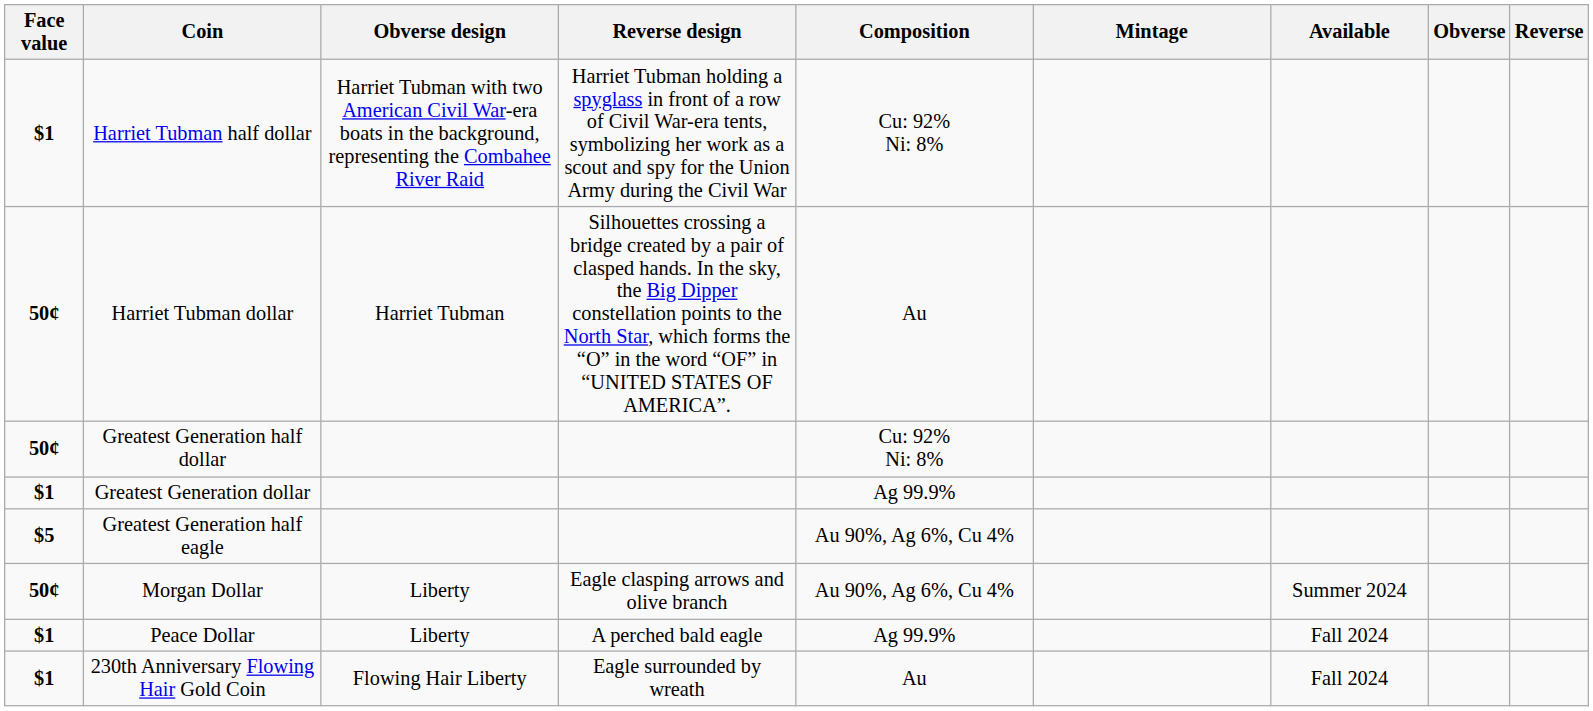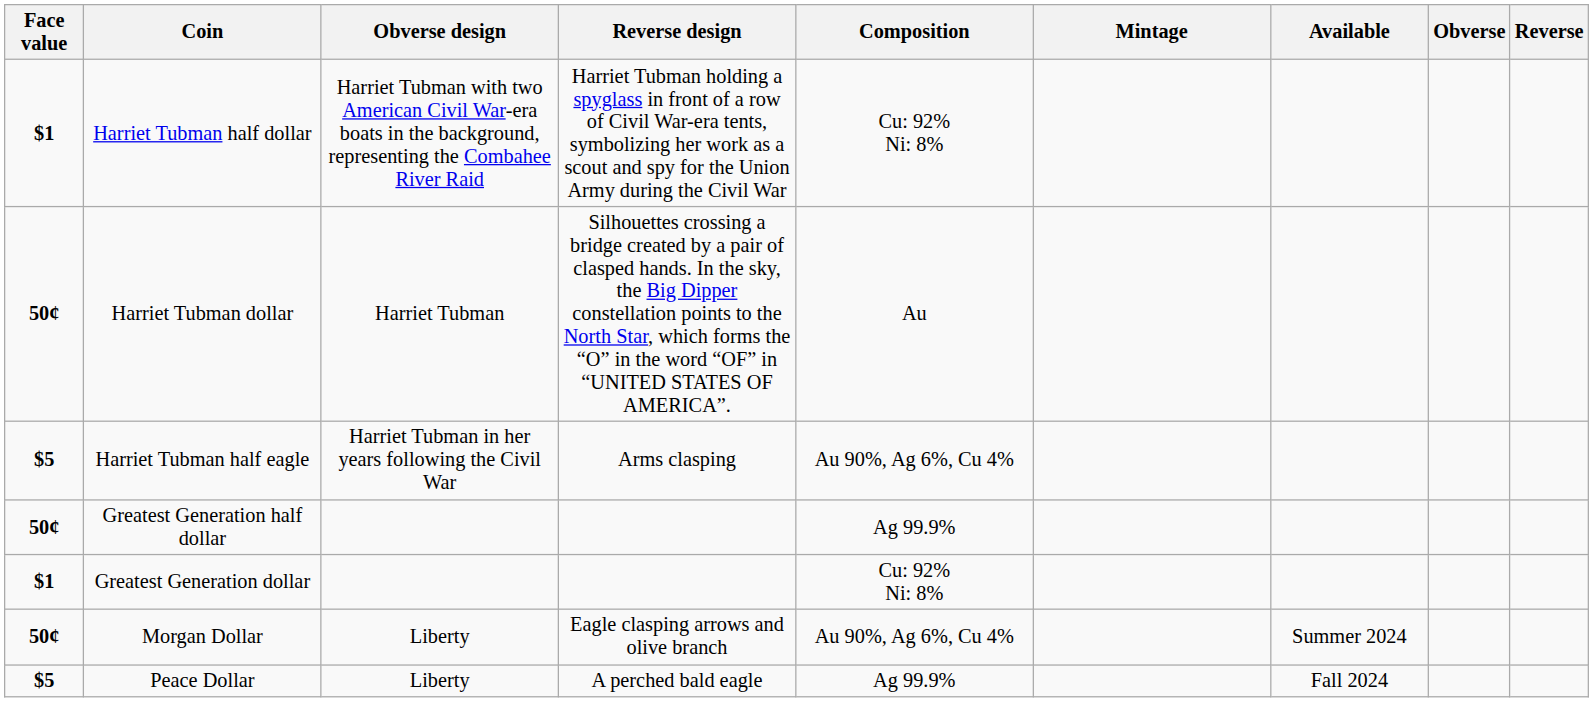+ row: (202, 460)
(914, 448) Cu: 92% Ni: 8% -> (914, 526) Ag 99.9%
(914, 492) Ag 99.9% -> (914, 581) Cu: 92% Ni: 8%
- row: (202, 536)
(44, 634) $1 -> (44, 680) $5
- row: (202, 678)
